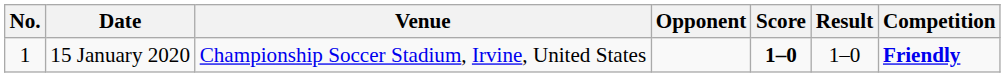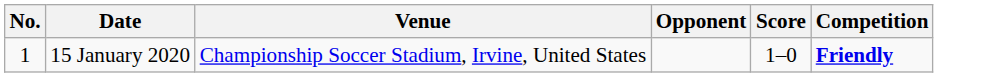- column: (844, 21)
(781, 54) bold -> (781, 54) normal
